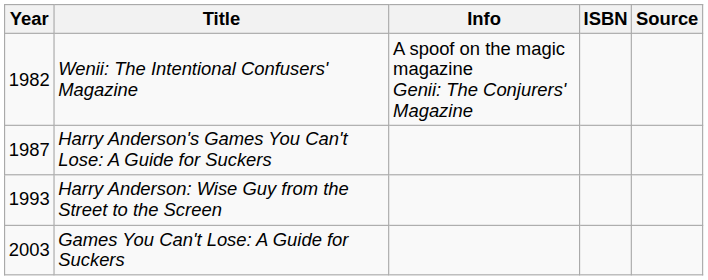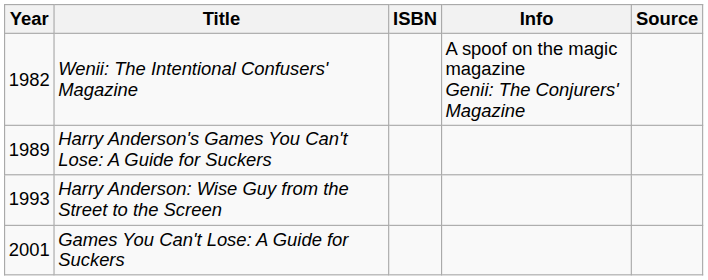columns swapped: (484, 19) <-> (606, 19)
(29, 149) 1987 -> (29, 149) 1989
(29, 249) 2003 -> (29, 249) 2001
